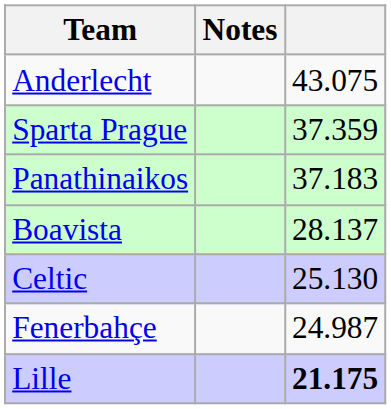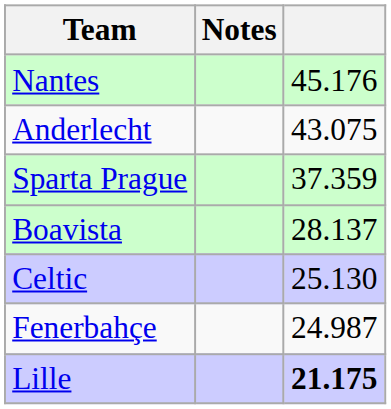+ row: (56, 79)
- row: (100, 178)
